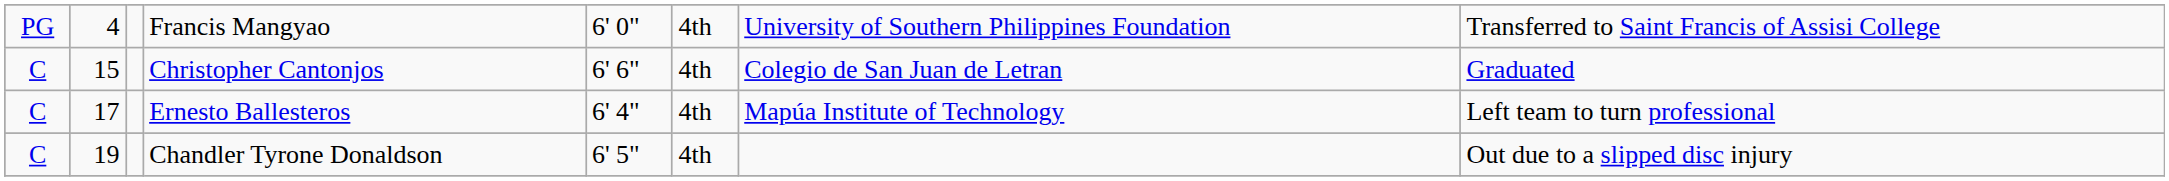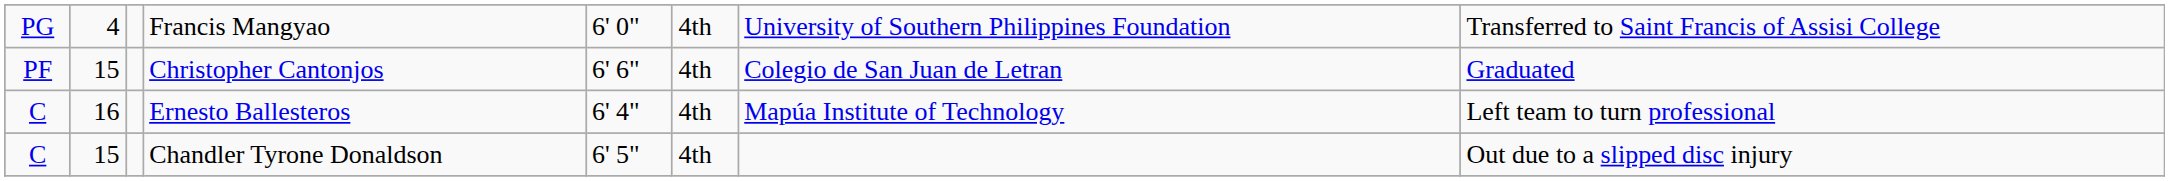(38, 68) C -> (38, 68) PF
(107, 111) 17 -> (107, 111) 16
(107, 154) 19 -> (107, 154) 15
